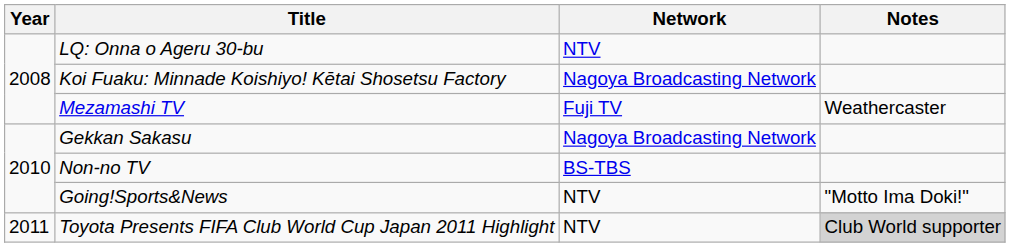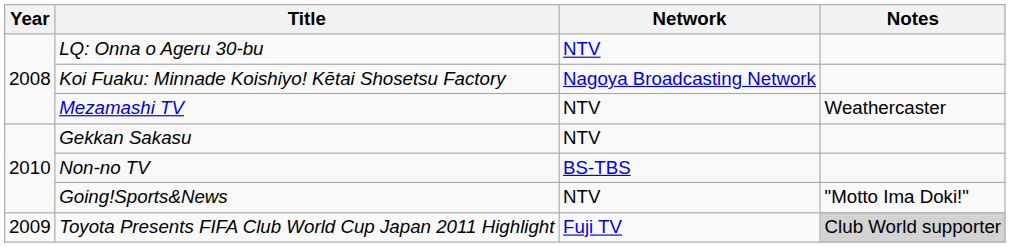(593, 108) Fuji TV -> (582, 108) NTV
(690, 138) Nagoya Broadcasting Network -> (582, 138) NTV
(29, 227) 2011 -> (30, 227) 2009
(582, 227) NTV -> (593, 227) Fuji TV
